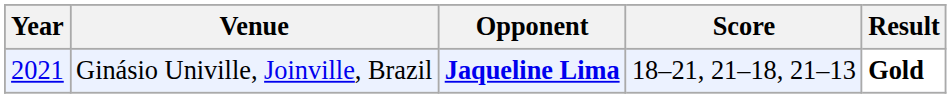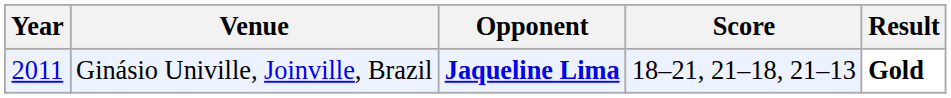(37, 70) 2021 -> (37, 70) 2011
